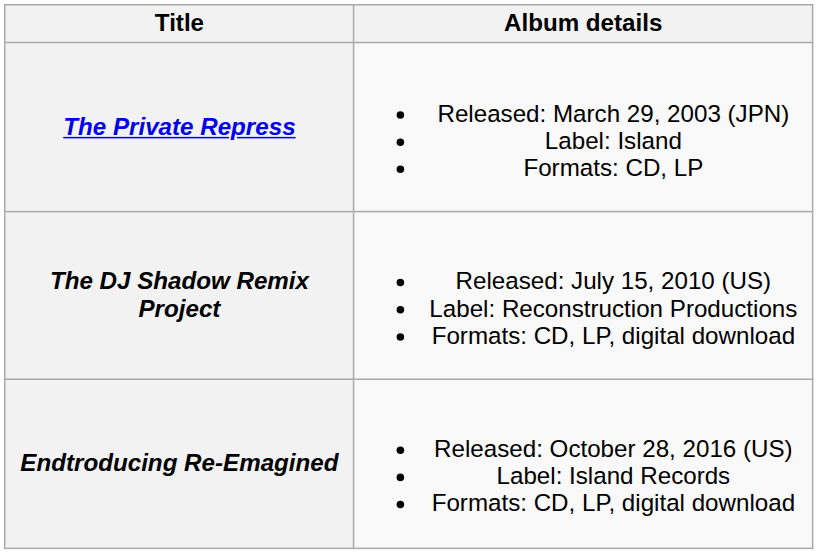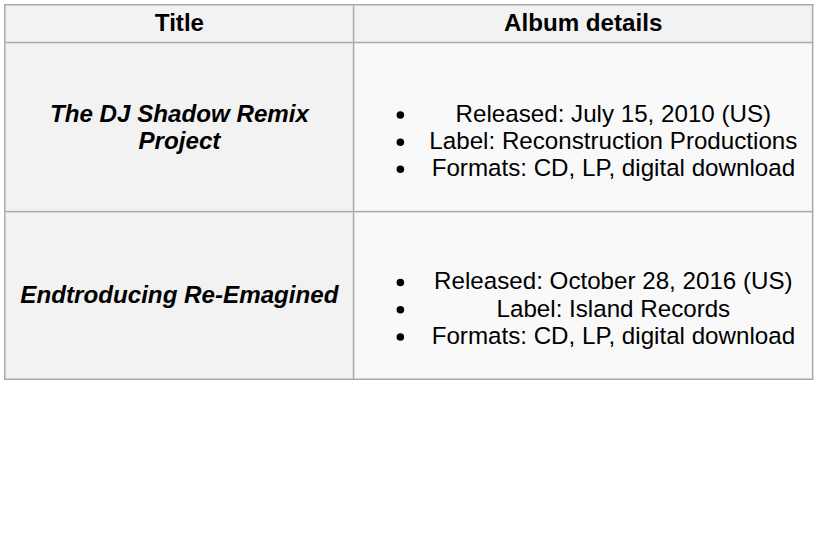- row: (179, 126)
